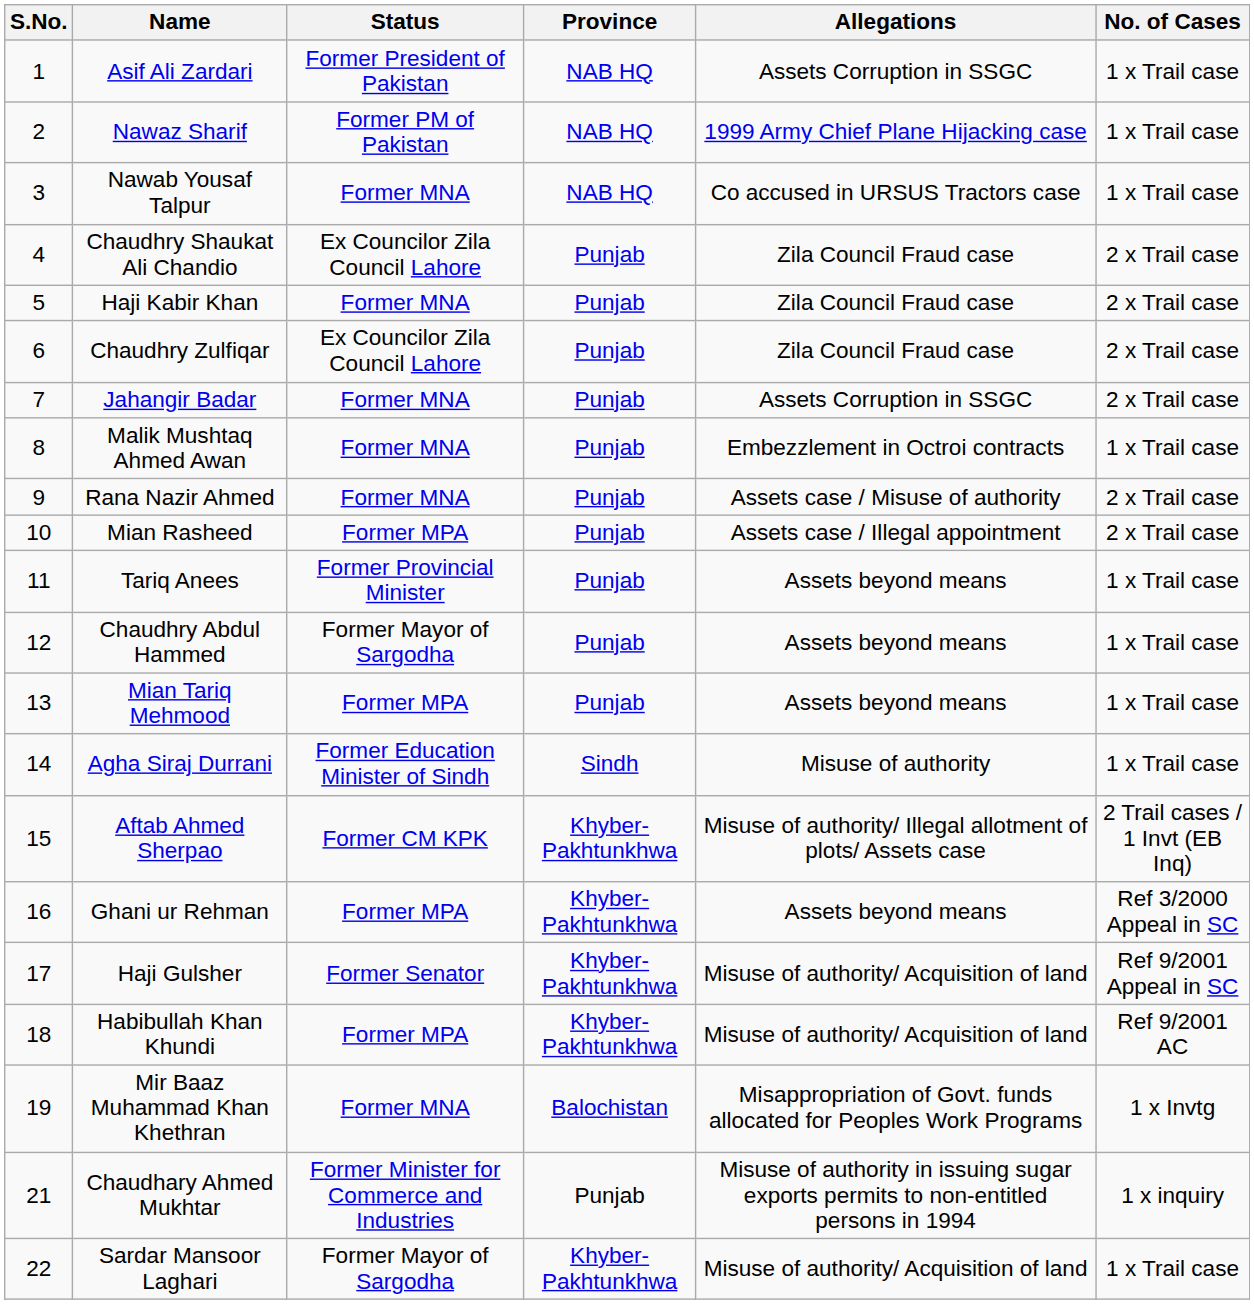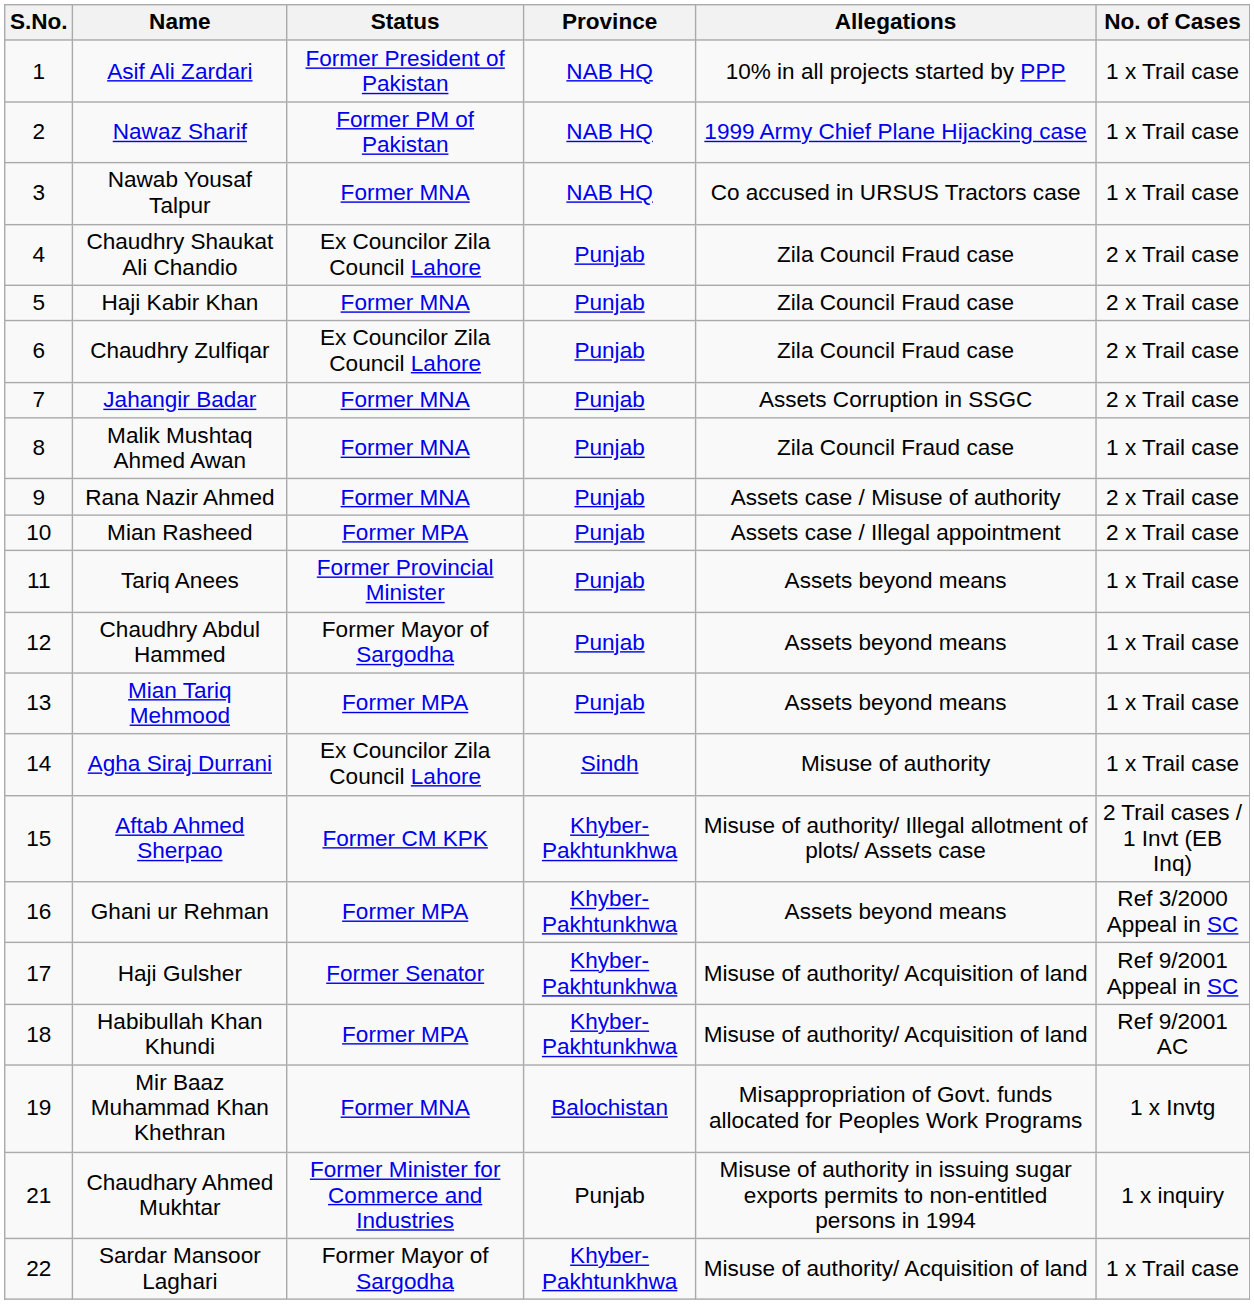(896, 70) Assets Corruption in SSGC -> (896, 70) 10% in all projects started by PPP
(896, 448) Embezzlement in Octroi contracts -> (896, 448) Zila Council Fraud case
(405, 764) Former Education Minister of Sindh -> (405, 764) Ex Councilor Zila Council Lahore
